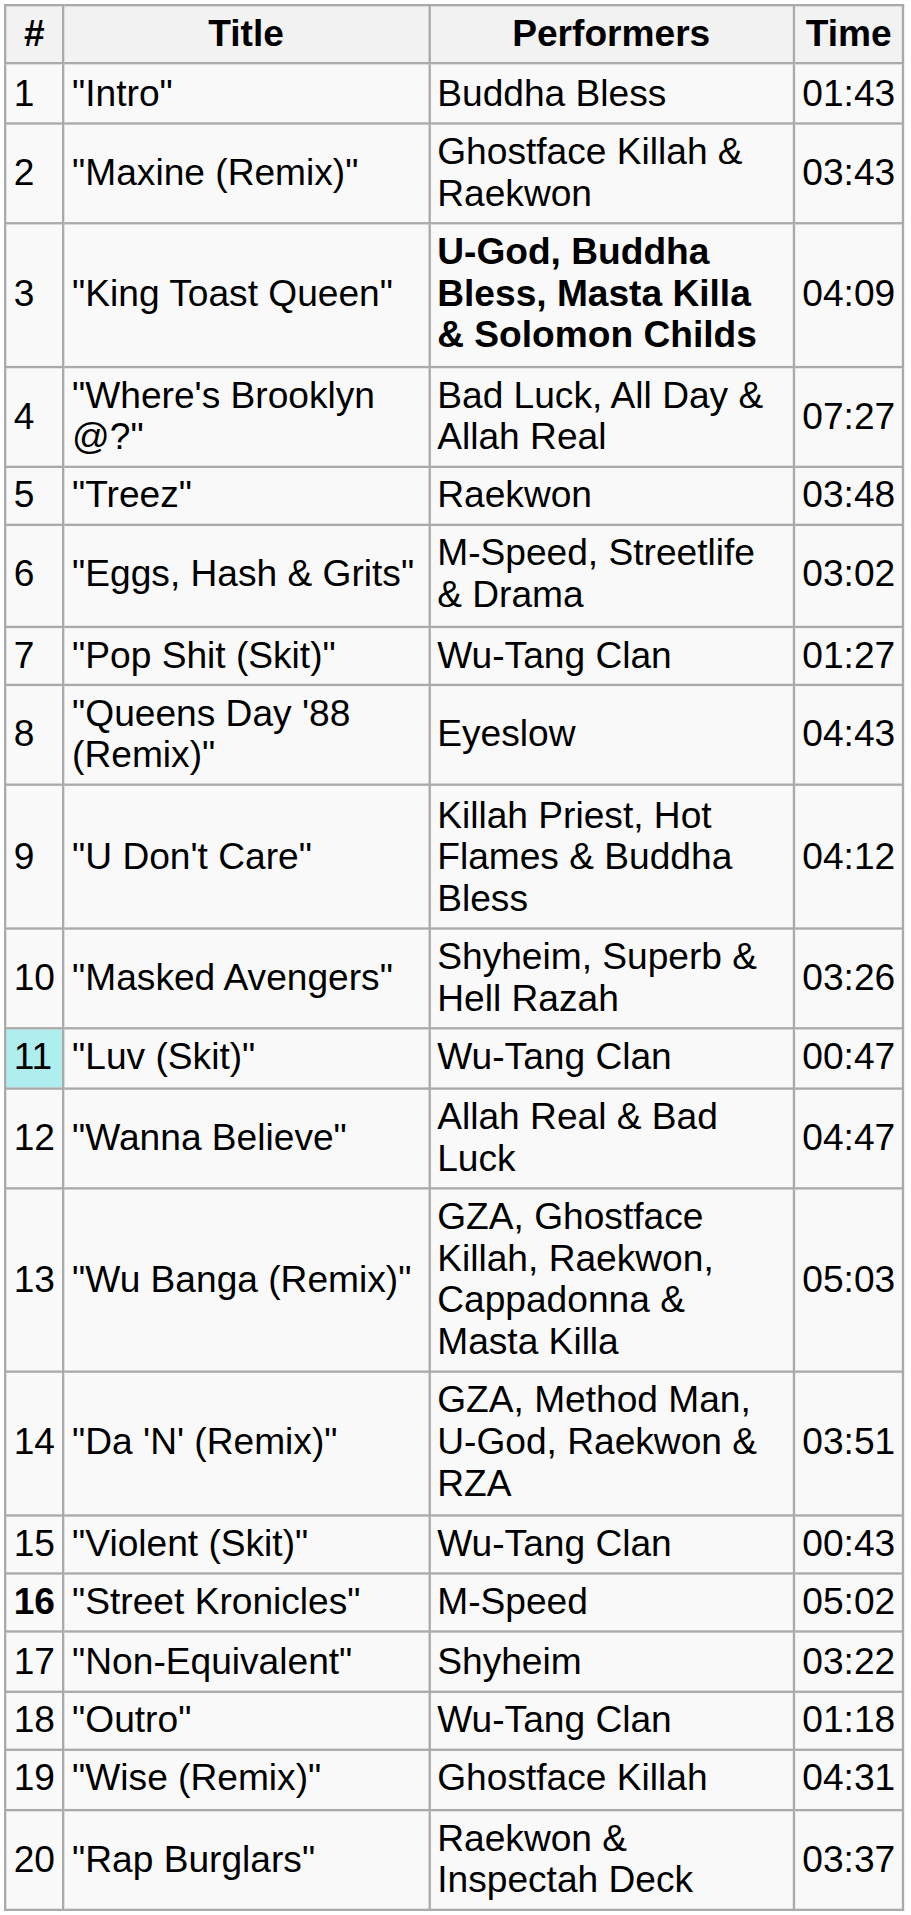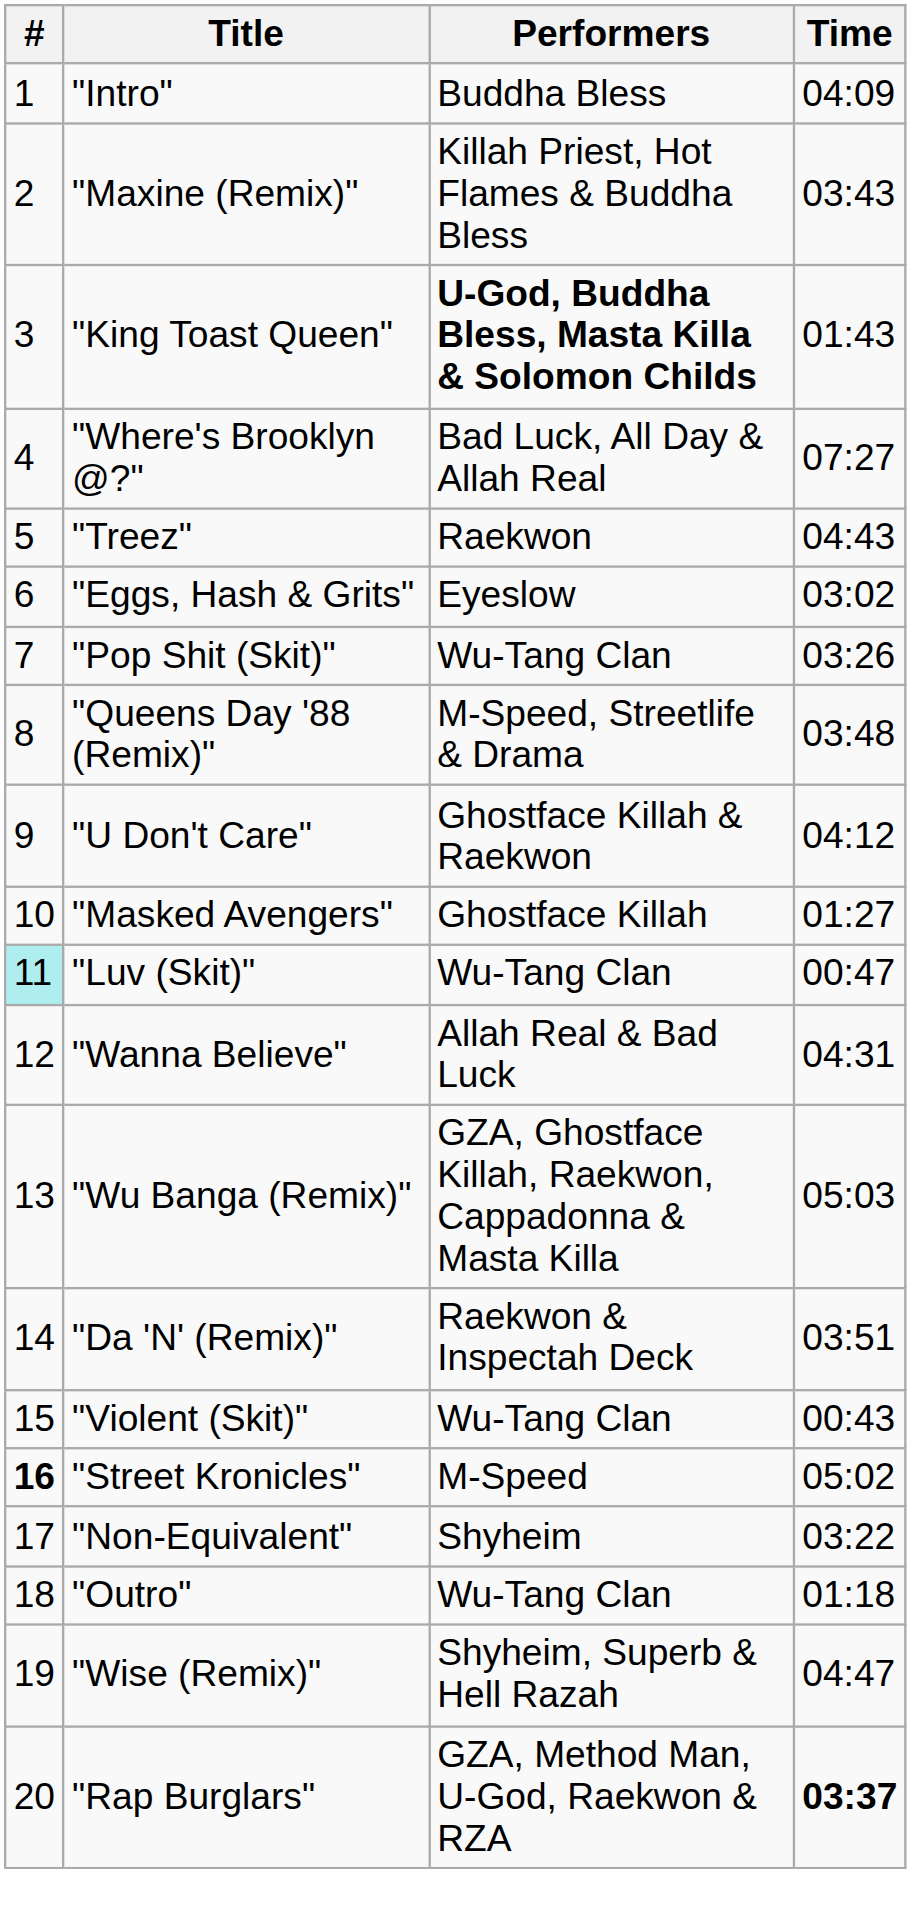(849, 92) 01:43 -> (849, 92) 04:09
(590, 172) Ghostface Killah & Raekwon -> (585, 193) Killah Priest, Hot Flames & Buddha Bless
(849, 294) 04:09 -> (849, 335) 01:43
(849, 495) 03:48 -> (849, 537) 04:43
(596, 575) M-Speed, Streetlife & Drama -> (506, 595) Eyeslow
(849, 654) 01:27 -> (849, 654) 03:26
(506, 734) Eyeslow -> (596, 734) M-Speed, Streetlife & Drama
(849, 734) 04:43 -> (849, 734) 03:48
(585, 856) Killah Priest, Hot Flames & Buddha Bless -> (590, 835) Ghostface Killah & Raekwon
(597, 977) Shyheim, Superb & Hell Razah -> (572, 914) Ghostface Killah
(849, 977) 03:26 -> (849, 914) 01:27
(849, 1137) 04:47 -> (849, 1053) 04:31
(597, 1442) GZA, Method Man, U-God, Raekwon & RZA -> (565, 1338) Raekwon & Inspectah Deck
(572, 1778) Ghostface Killah -> (597, 1674) Shyheim, Superb & Hell Razah
(849, 1778) 04:31 -> (849, 1674) 04:47
(565, 1858) Raekwon & Inspectah Deck -> (597, 1795) GZA, Method Man, U-God, Raekwon & RZA
(849, 1858) normal -> (850, 1795) bold
